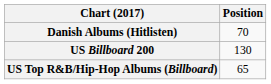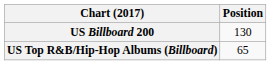- row: (112, 32)
